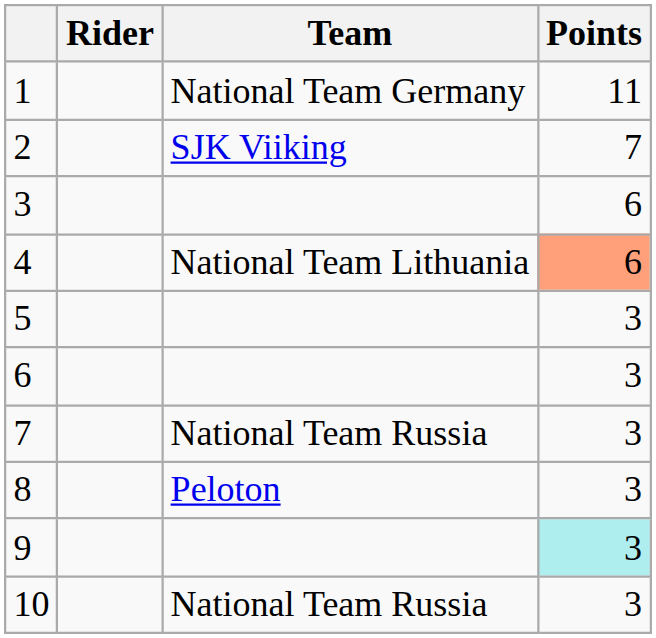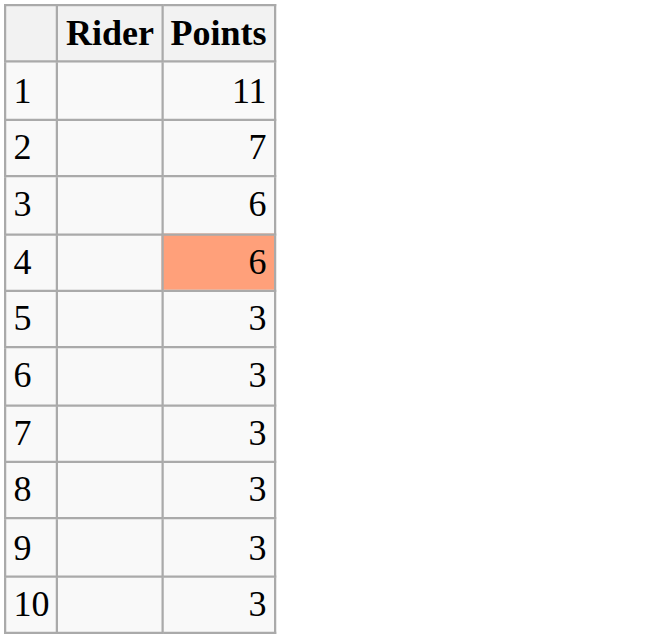- column: (350, 33)
(633, 546) paleturquoise background -> (258, 546) no background
